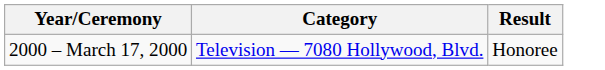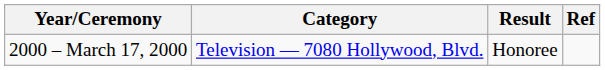+ column: (581, 19)
